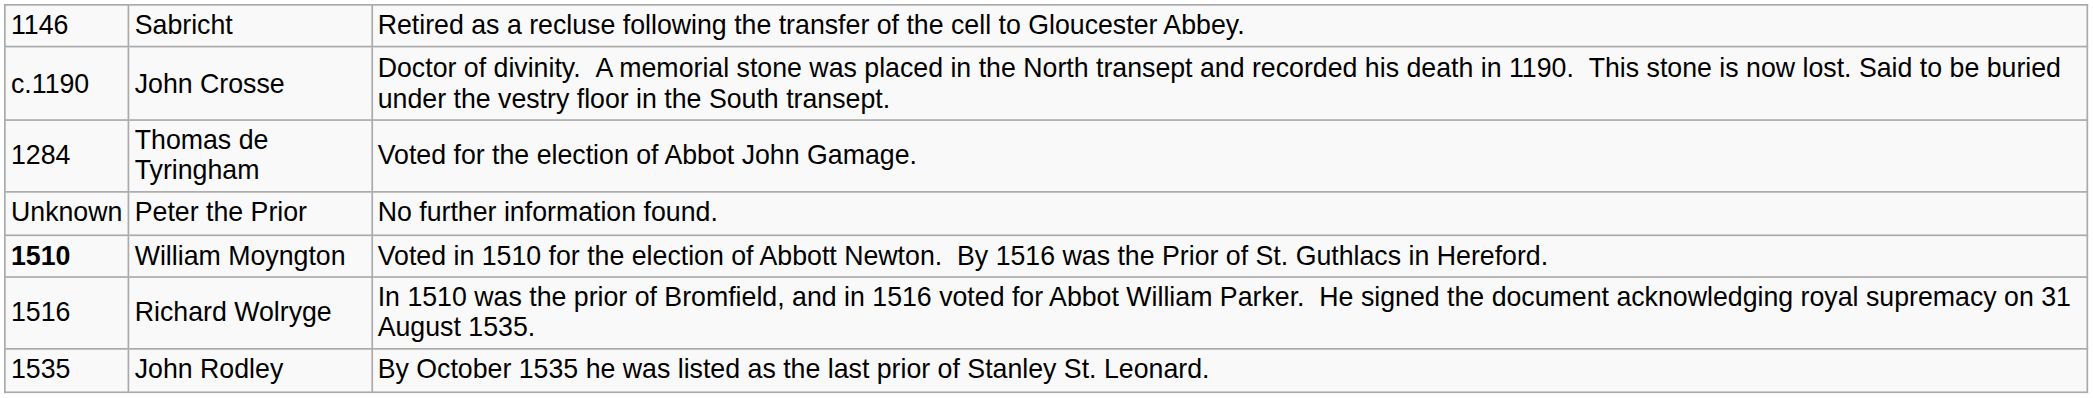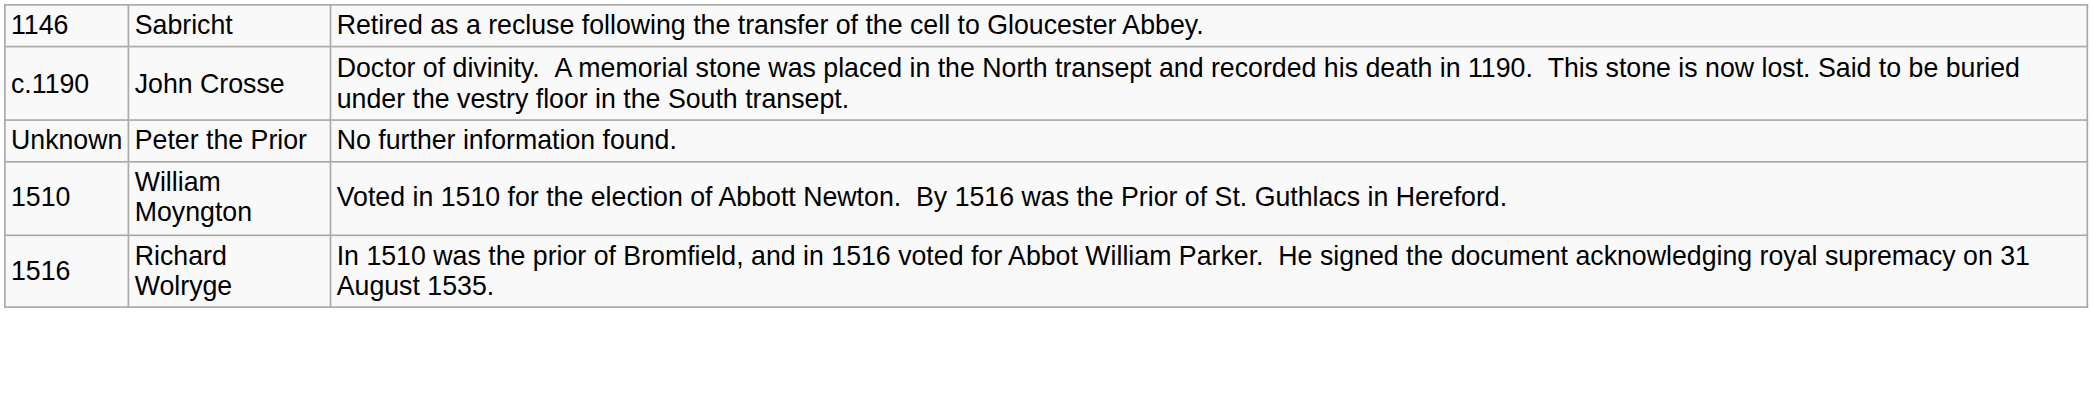- row: (202, 155)
(41, 255) bold -> (41, 197) normal
- row: (209, 370)
